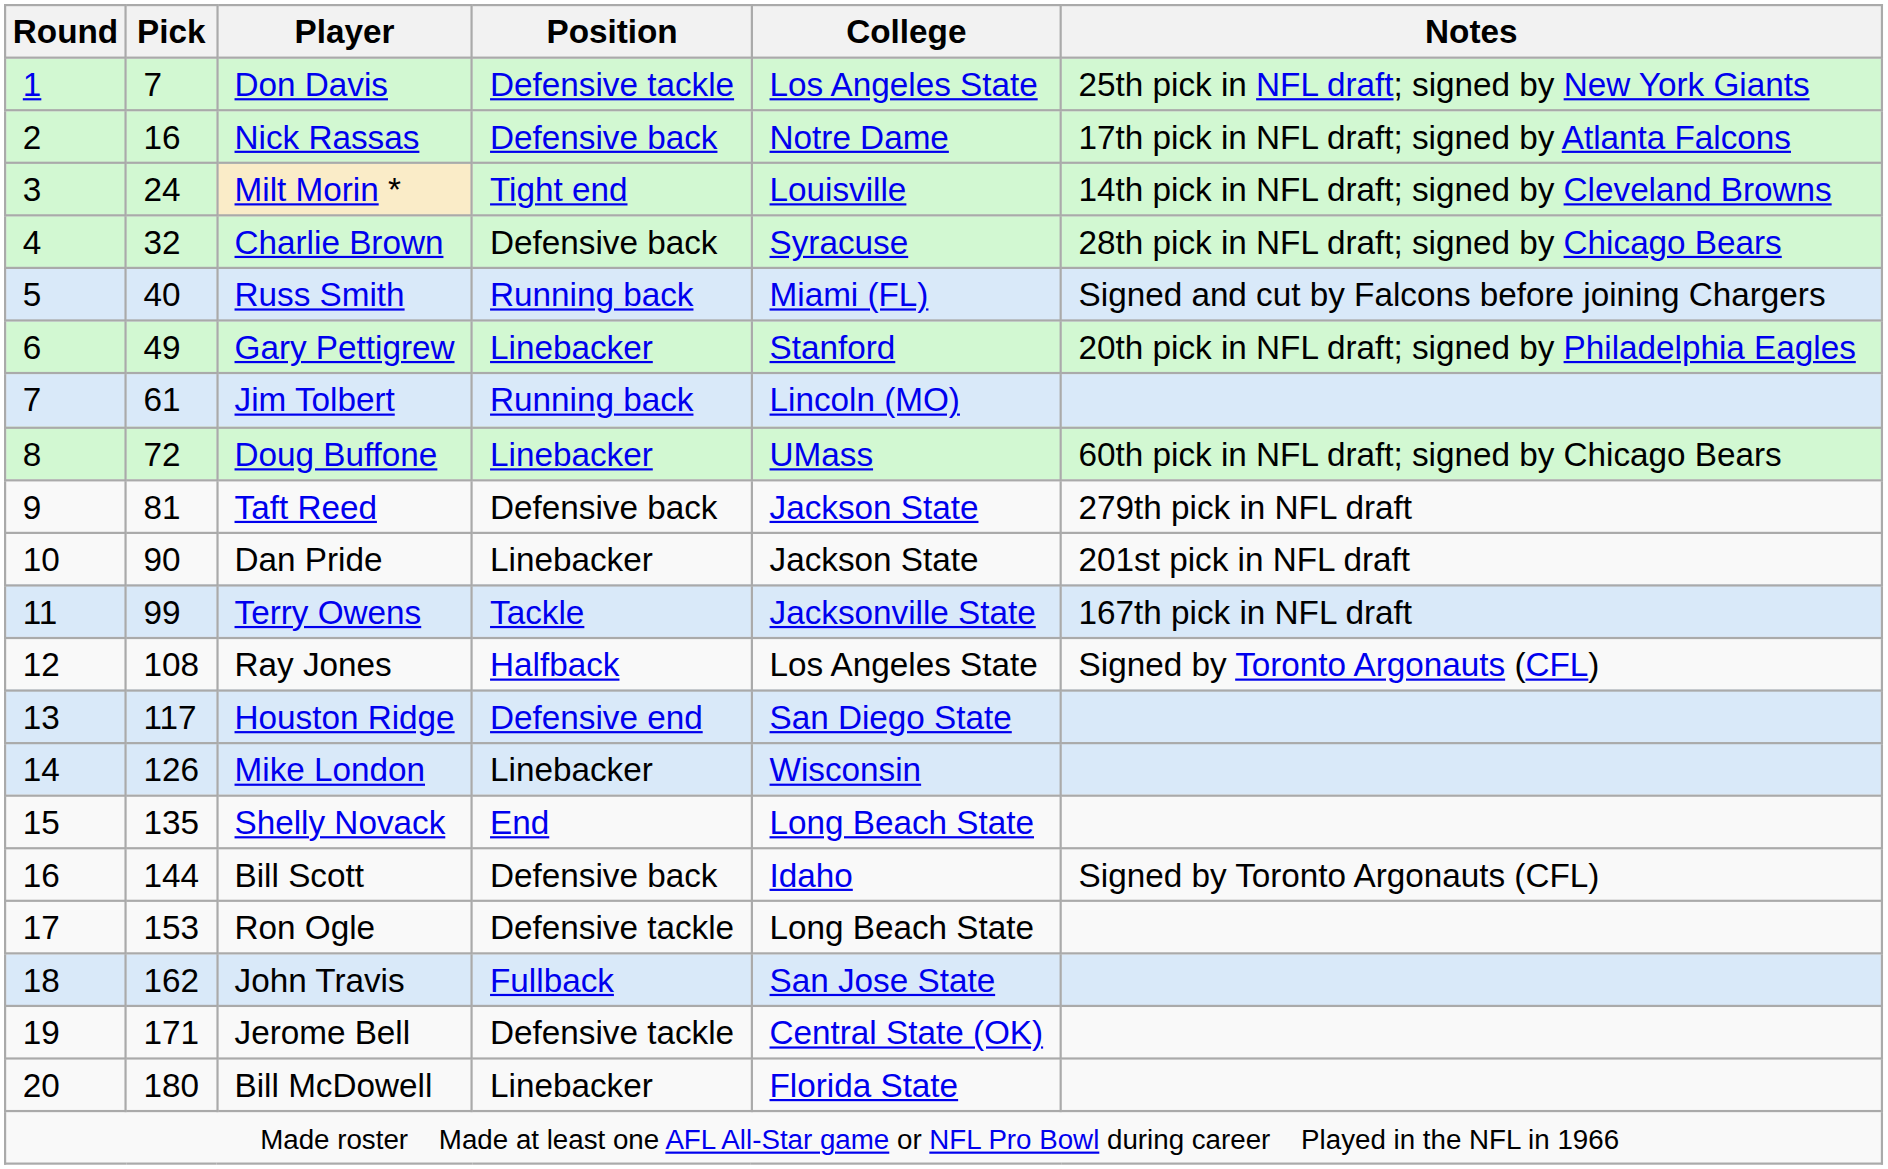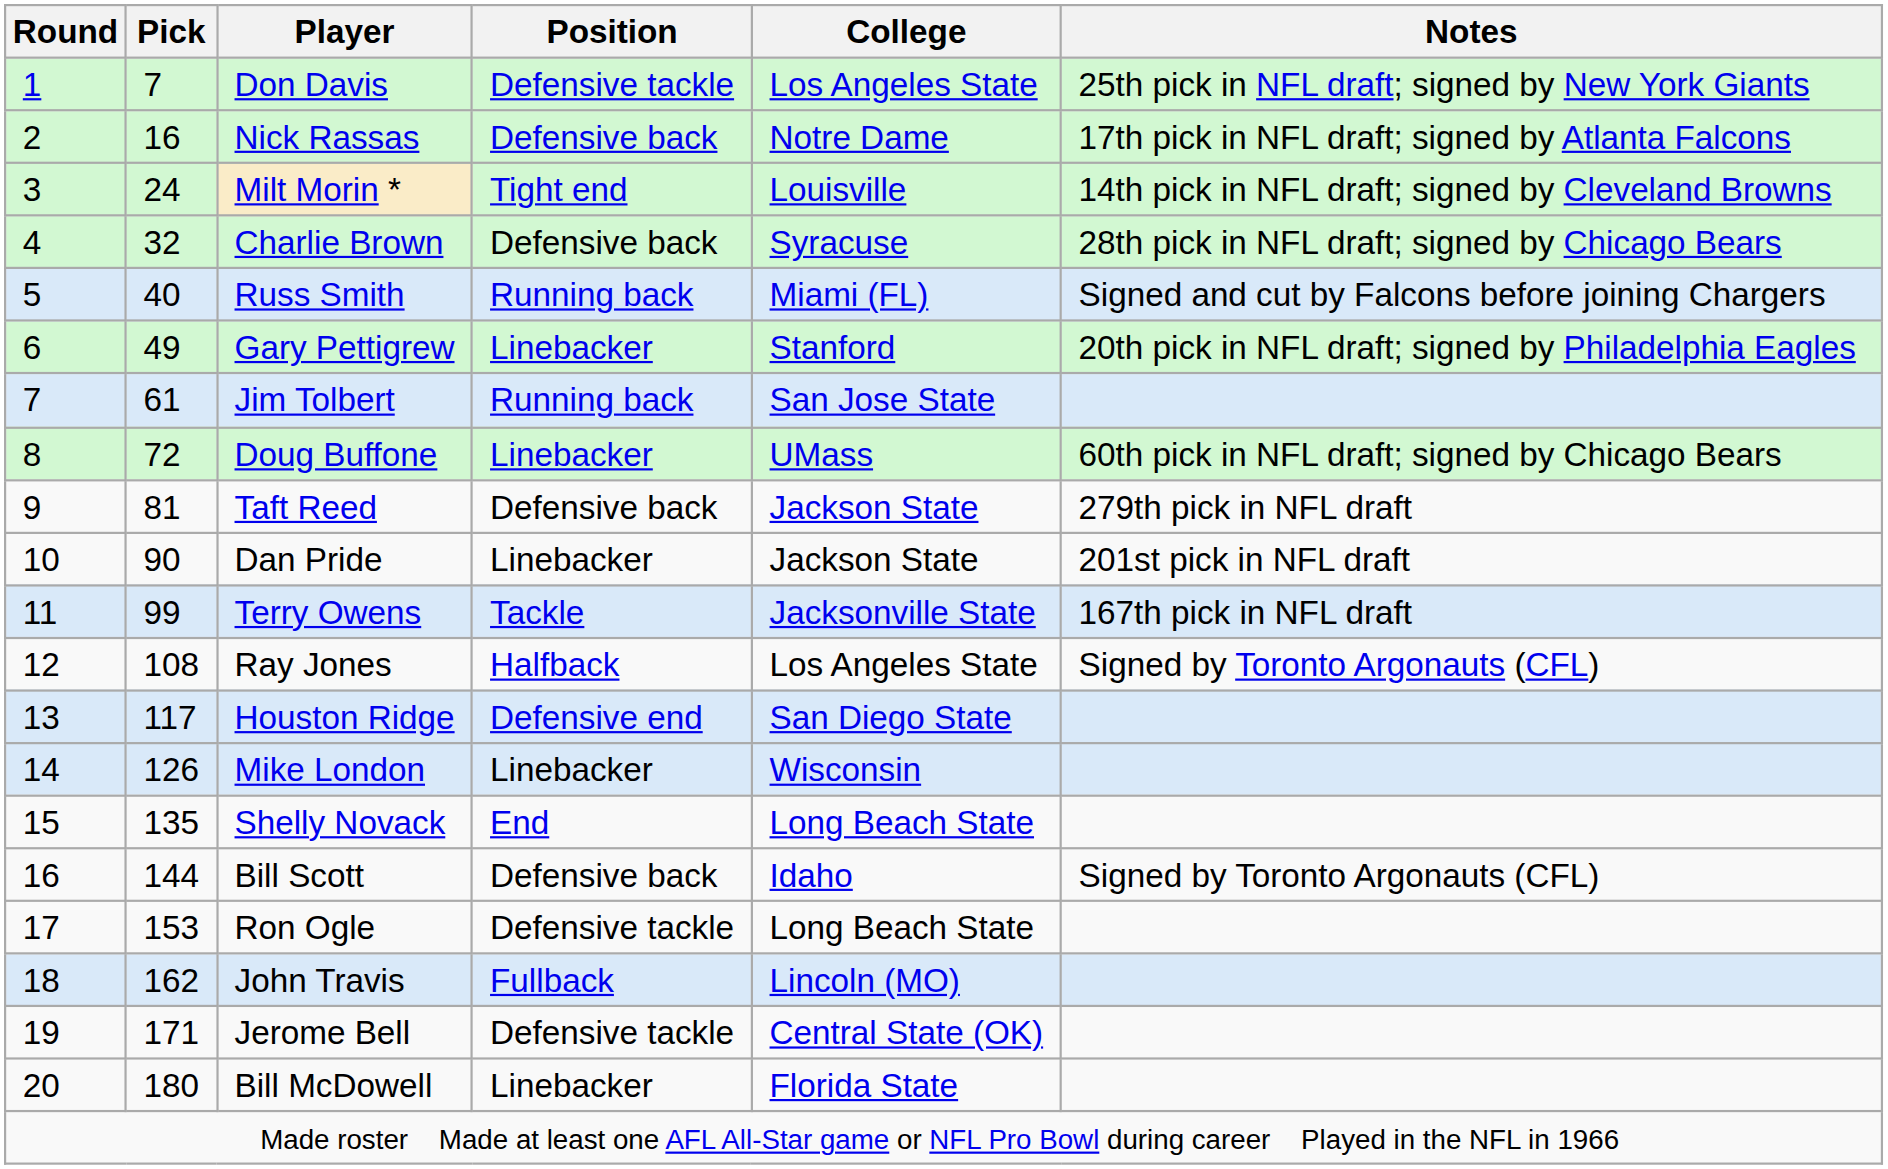(865, 401) Lincoln (MO) -> (882, 401) San Jose State
(882, 980) San Jose State -> (865, 980) Lincoln (MO)
